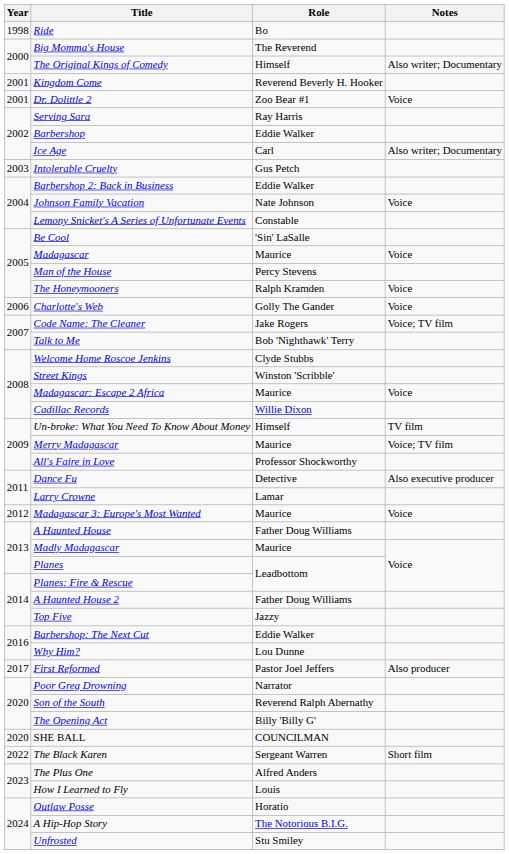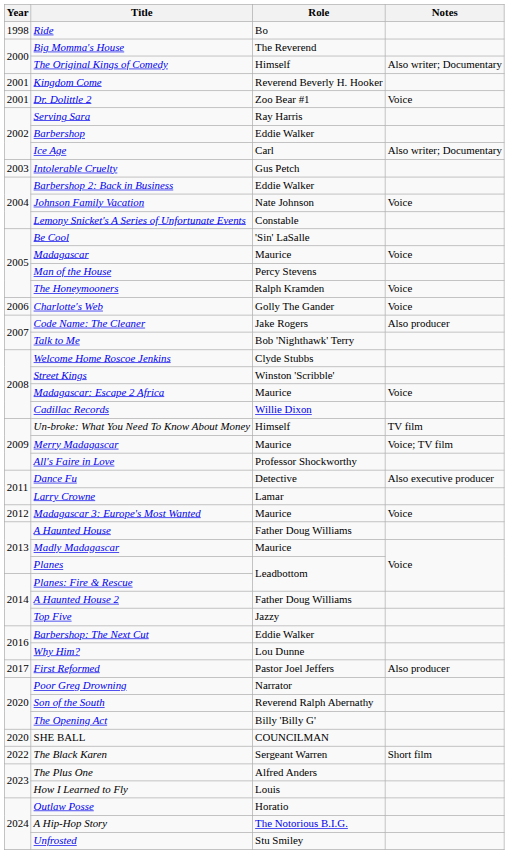(420, 323) Voice; TV film -> (419, 323) Also producer
